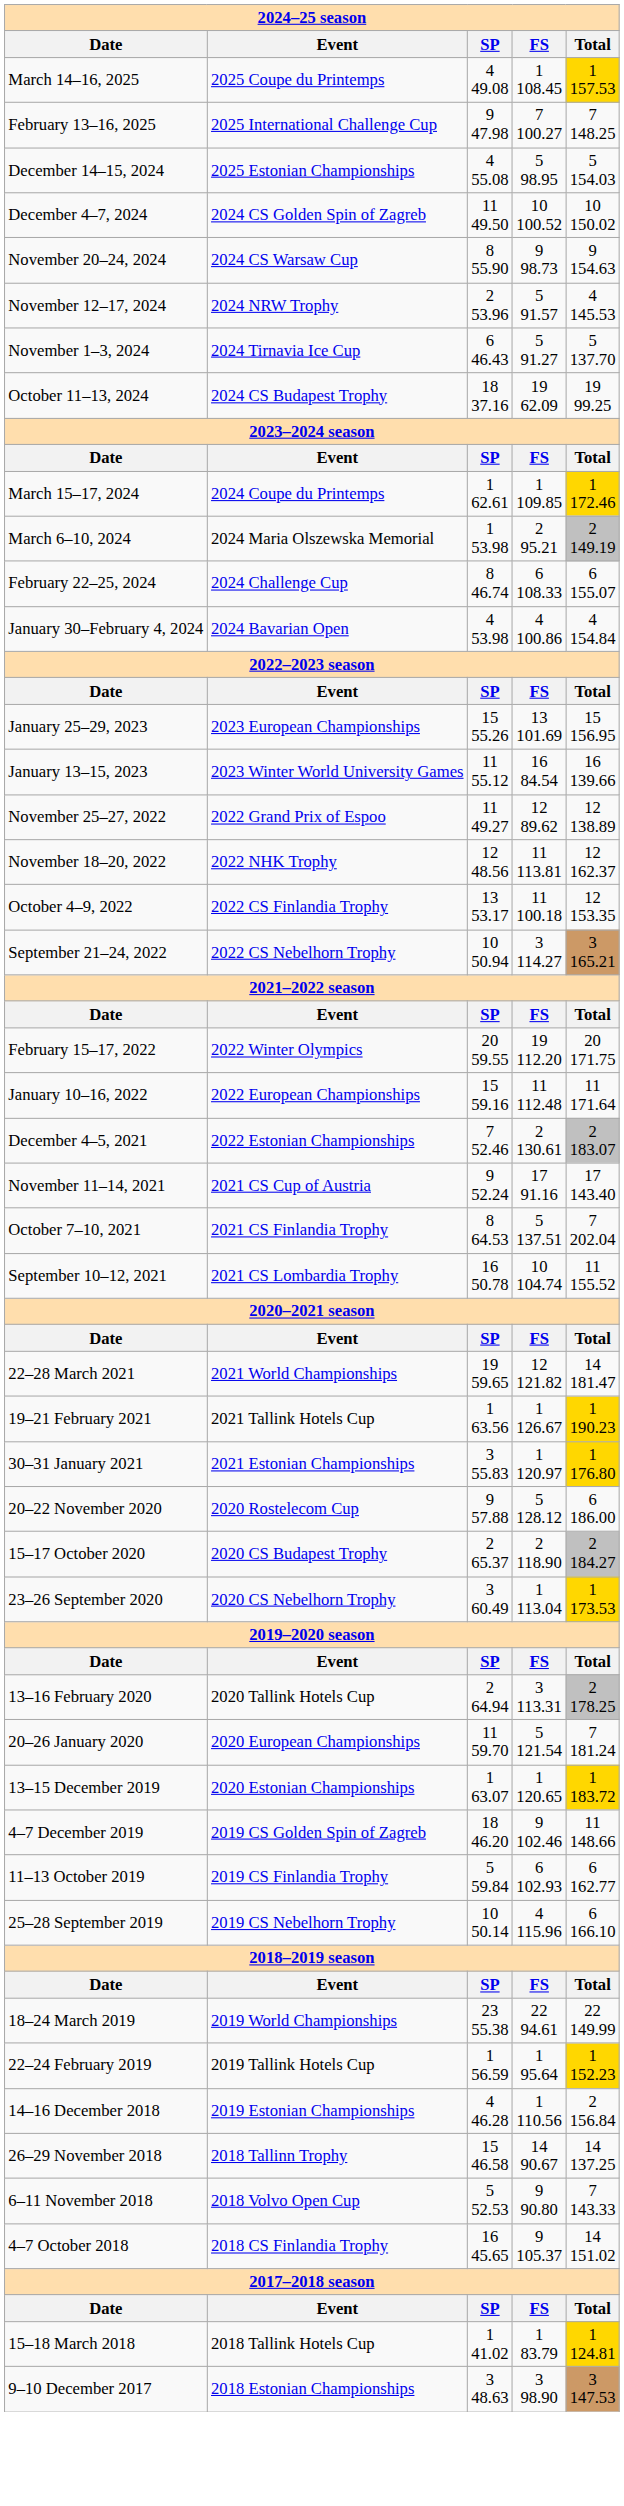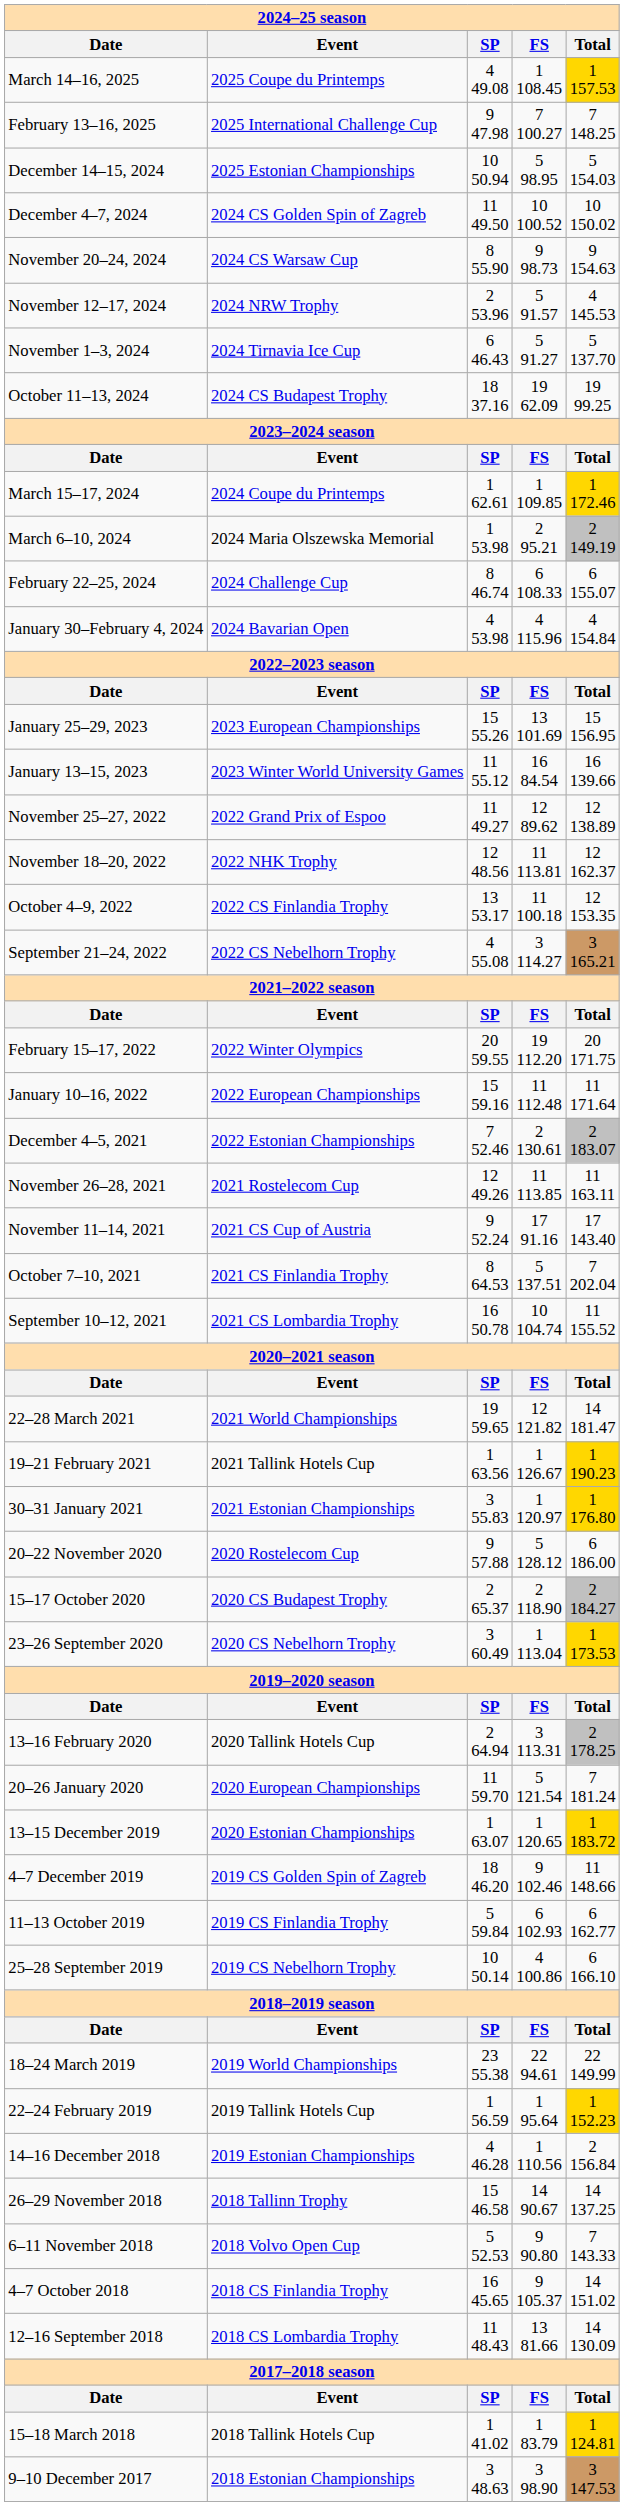(490, 170) 4 55.08 -> (490, 170) 10 50.94
(539, 628) 4 100.86 -> (539, 628) 4 115.96
(490, 952) 10 50.94 -> (490, 952) 4 55.08
+ row: (87, 1185)
(539, 1922) 4 115.96 -> (539, 1967) 4 100.86
+ row: (86, 2336)
